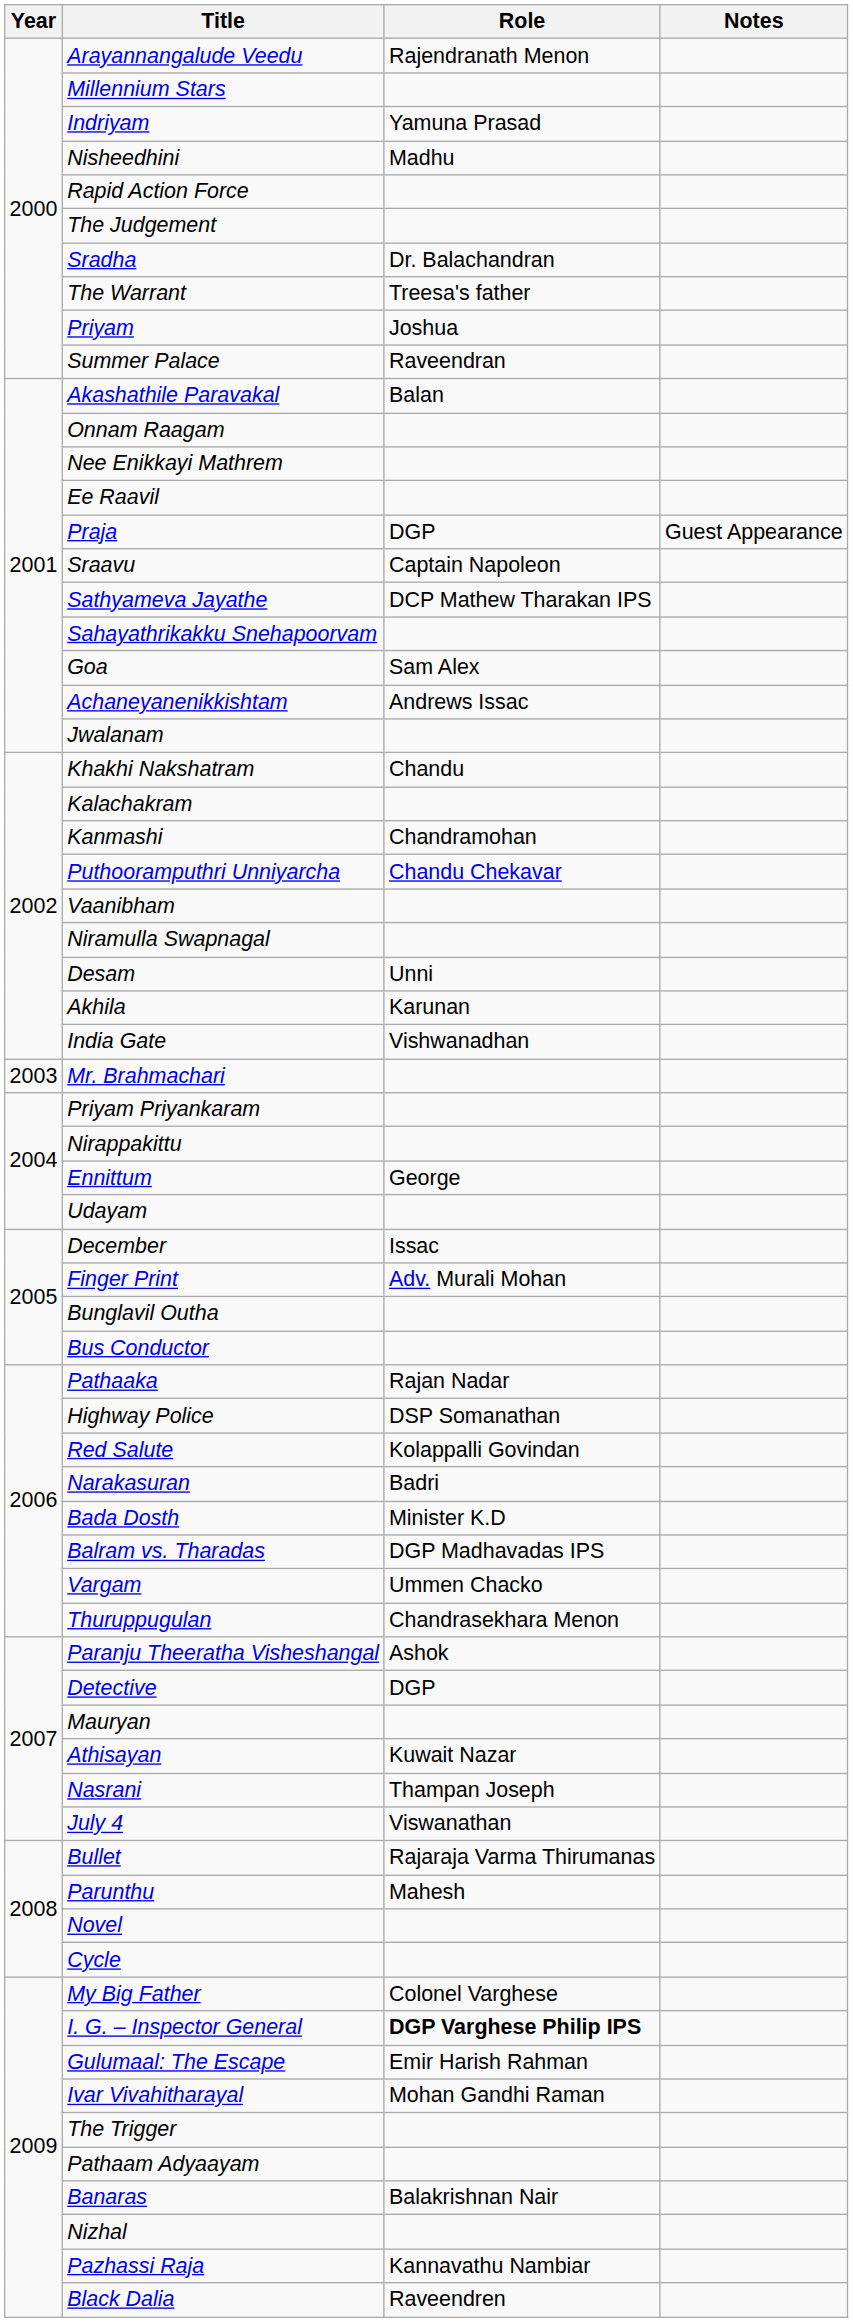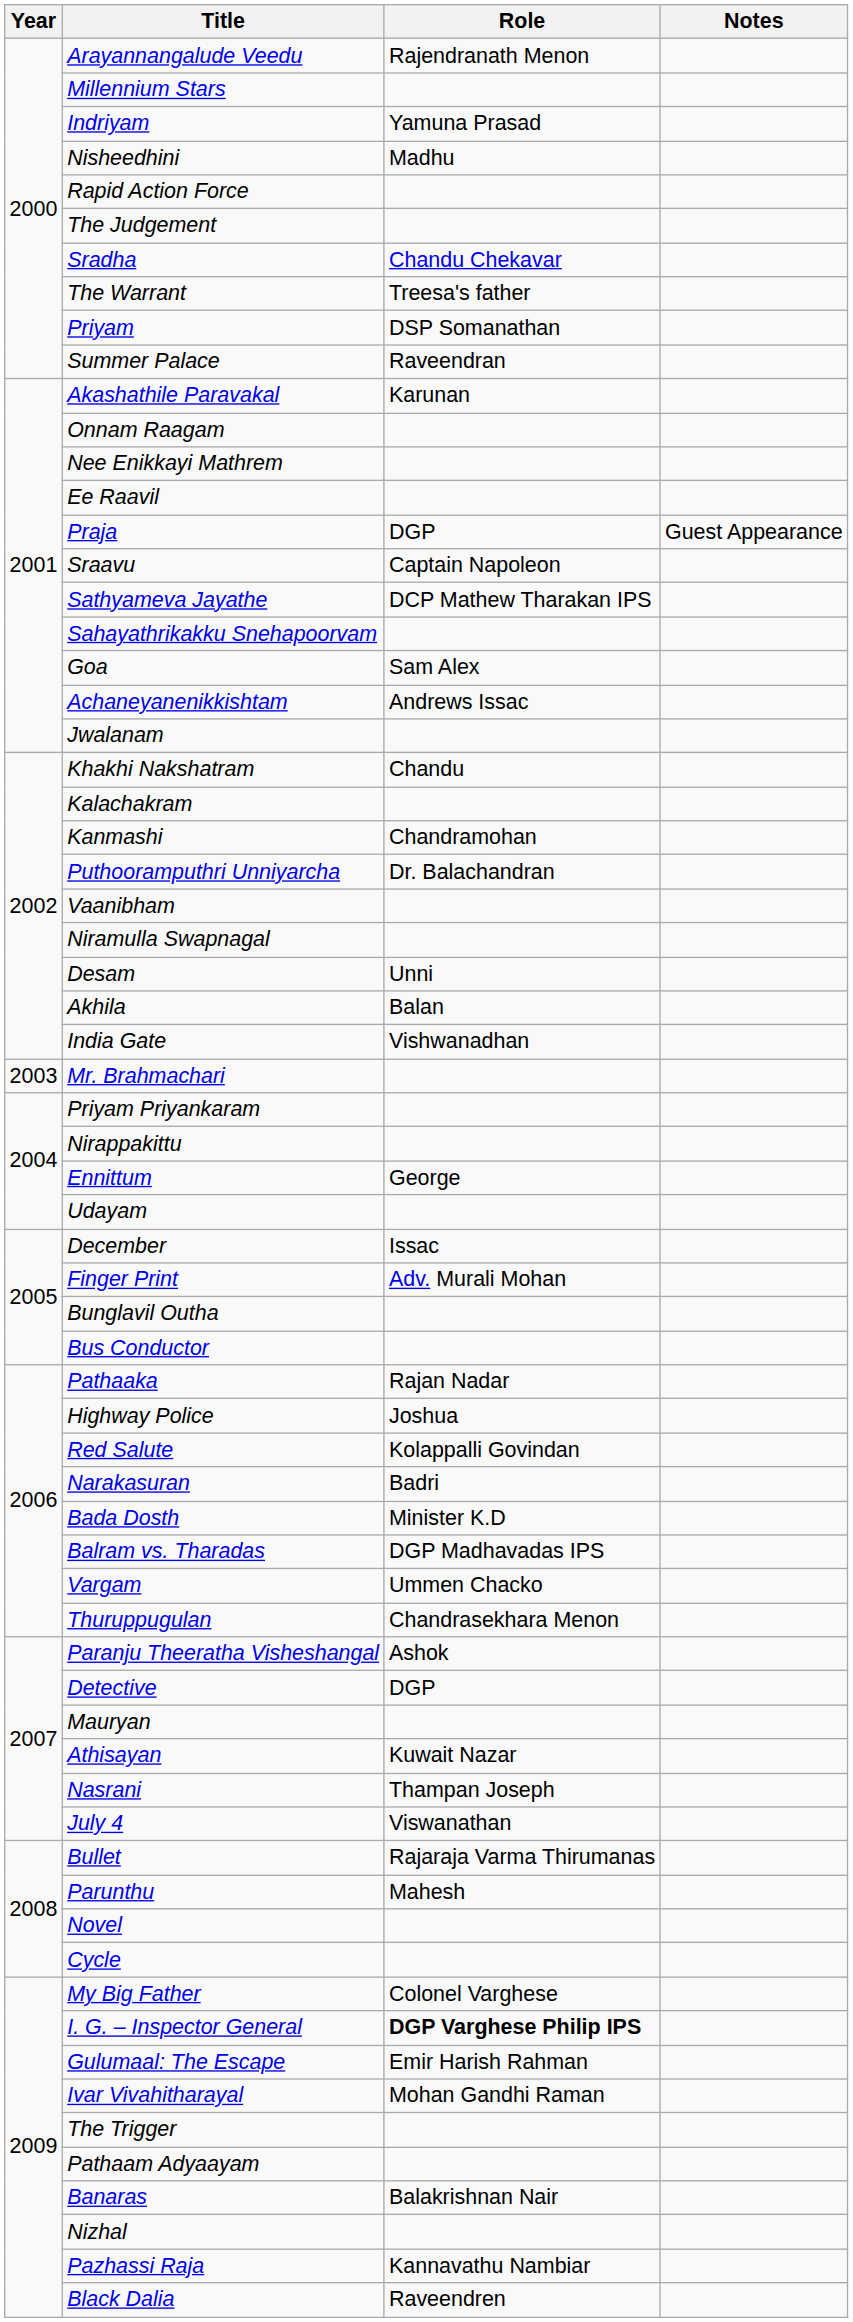(472, 259) Dr. Balachandran -> (475, 259) Chandu Chekavar
(424, 327) Joshua -> (475, 327) DSP Somanathan
(416, 395) Balan -> (430, 395) Karunan
(475, 871) Chandu Chekavar -> (472, 871) Dr. Balachandran
(430, 1007) Karunan -> (416, 1007) Balan
(475, 1415) DSP Somanathan -> (424, 1415) Joshua
